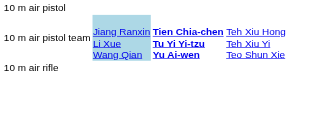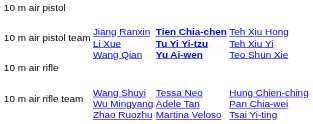(122, 43) lightblue background -> (122, 43) no background
+ row: (44, 98)
